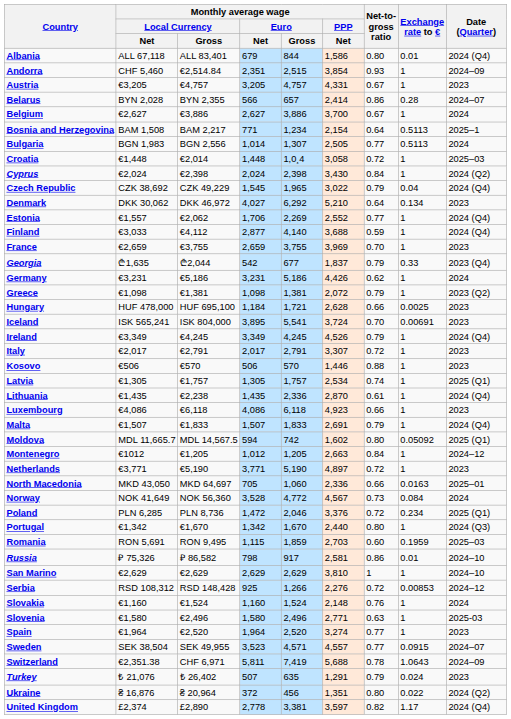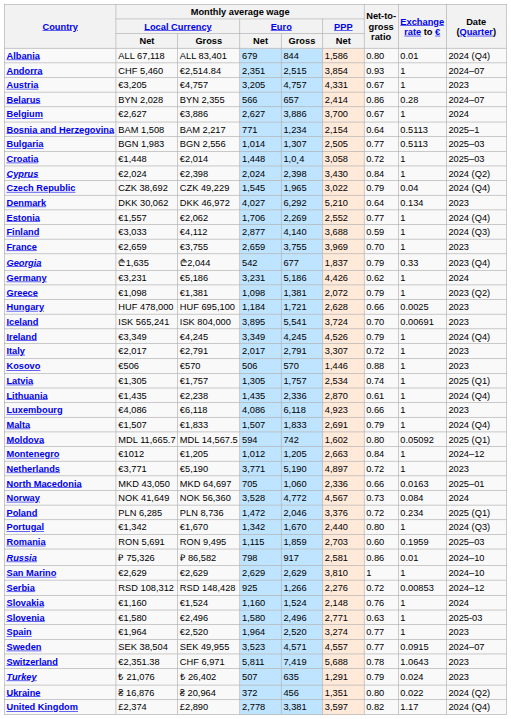(466, 71) 2024–09 -> (466, 71) 2024–07
(459, 144) 2024 -> (466, 144) 2025–03
(469, 232) 2024 (Q4) -> (469, 232) 2024 (Q3)
(466, 661) 2024–09 -> (459, 661) 2023
